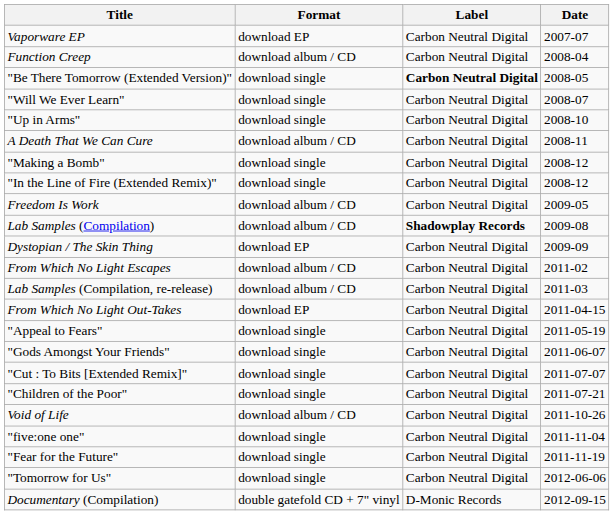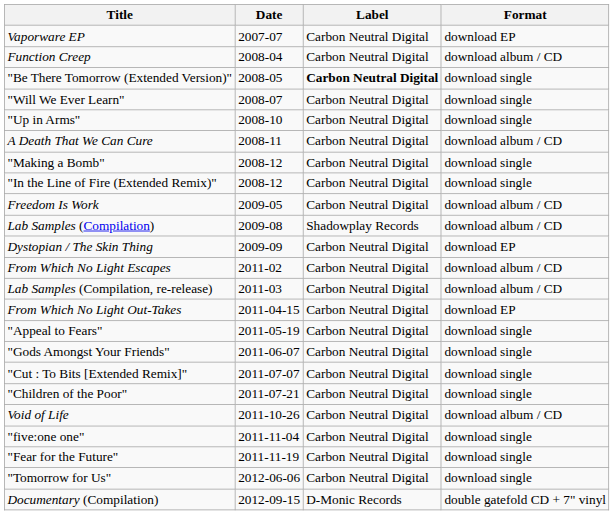columns swapped: (319, 15) <-> (575, 15)
(465, 225) bold -> (362, 225) normal
